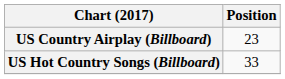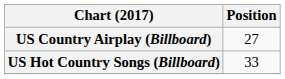(252, 39) 23 -> (252, 39) 27
